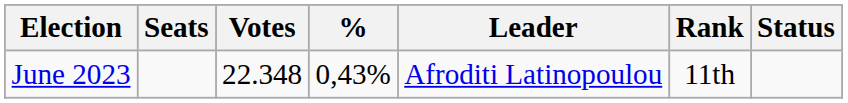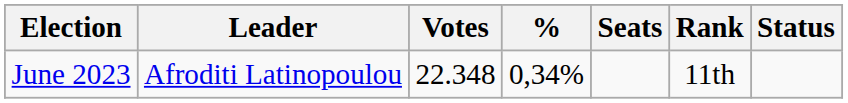columns swapped: (533, 27) <-> (176, 27)
(353, 73) 0,43% -> (546, 73) 0,34%
